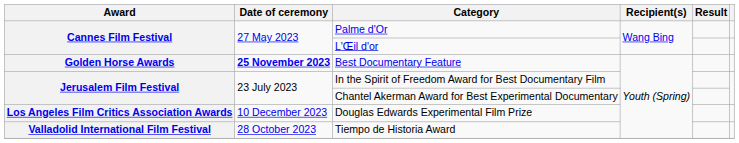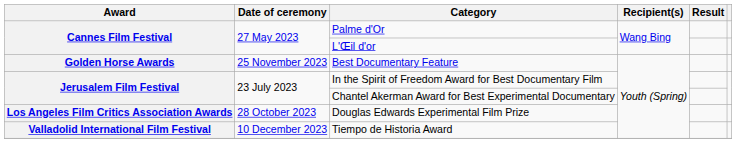(284, 63) bold -> (282, 63) normal
(282, 113) 10 December 2023 -> (277, 113) 28 October 2023
(277, 130) 28 October 2023 -> (282, 130) 10 December 2023
